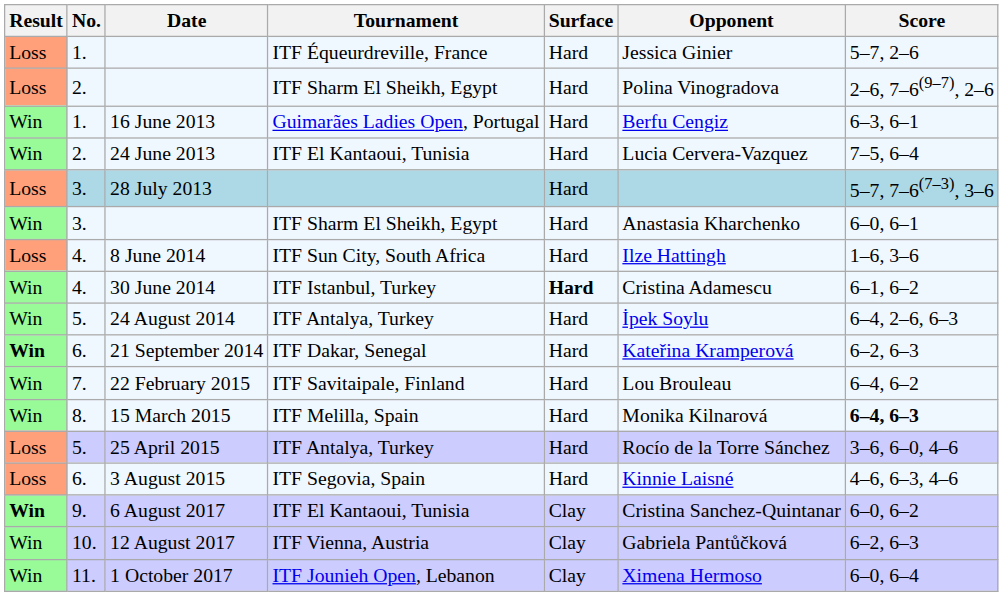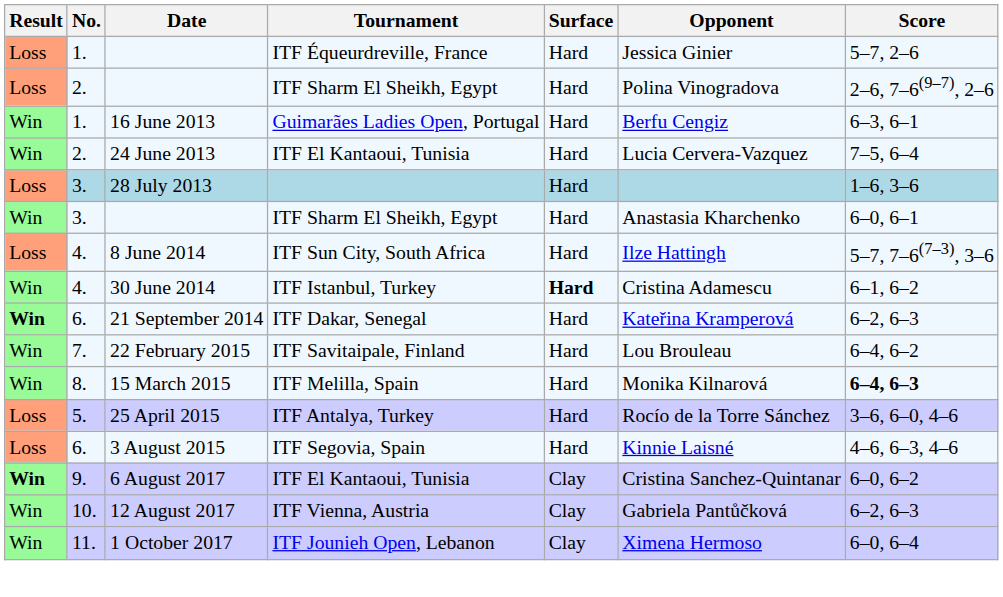(922, 187) 5–7, 7–6(7–3), 3–6 -> (884, 185) 1–6, 3–6
(884, 254) 1–6, 3–6 -> (922, 251) 5–7, 7–6(7–3), 3–6
- row: (79, 318)
